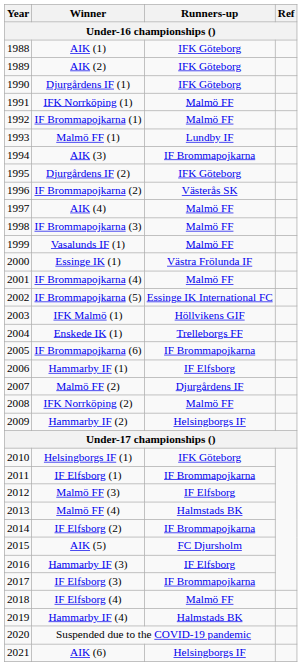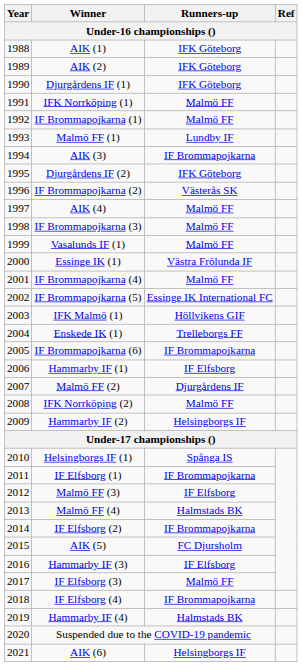(210, 457) IFK Göteborg -> (210, 457) Spånga IS
(210, 581) IF Brommapojkarna -> (210, 581) Malmö FF
(210, 599) Malmö FF -> (210, 599) IF Brommapojkarna
